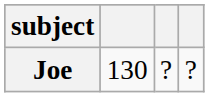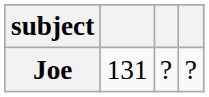(127, 69) 130 -> (127, 69) 131
